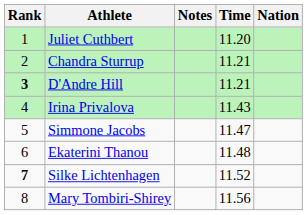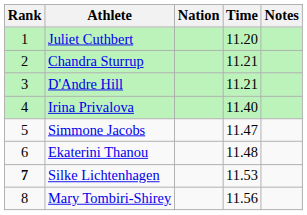columns swapped: (278, 15) <-> (195, 15)
(25, 84) bold -> (25, 84) normal
(235, 107) 11.43 -> (242, 107) 11.40
(235, 175) 11.52 -> (242, 175) 11.53
